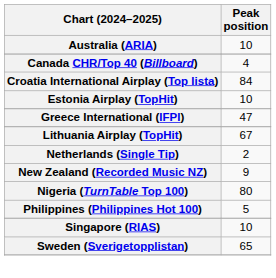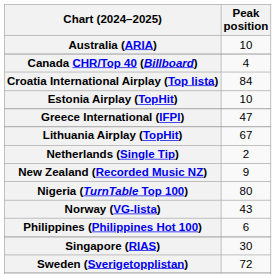+ row: (113, 209)
(246, 209) 5 -> (246, 227) 6
(246, 227) 10 -> (246, 245) 30
(246, 245) 65 -> (246, 264) 72
